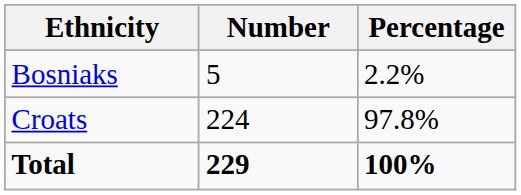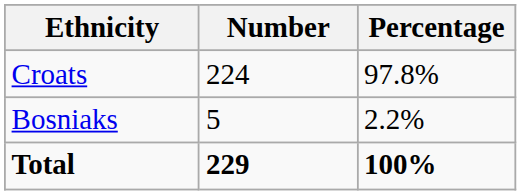rows swapped: (49, 119) <-> (65, 73)
